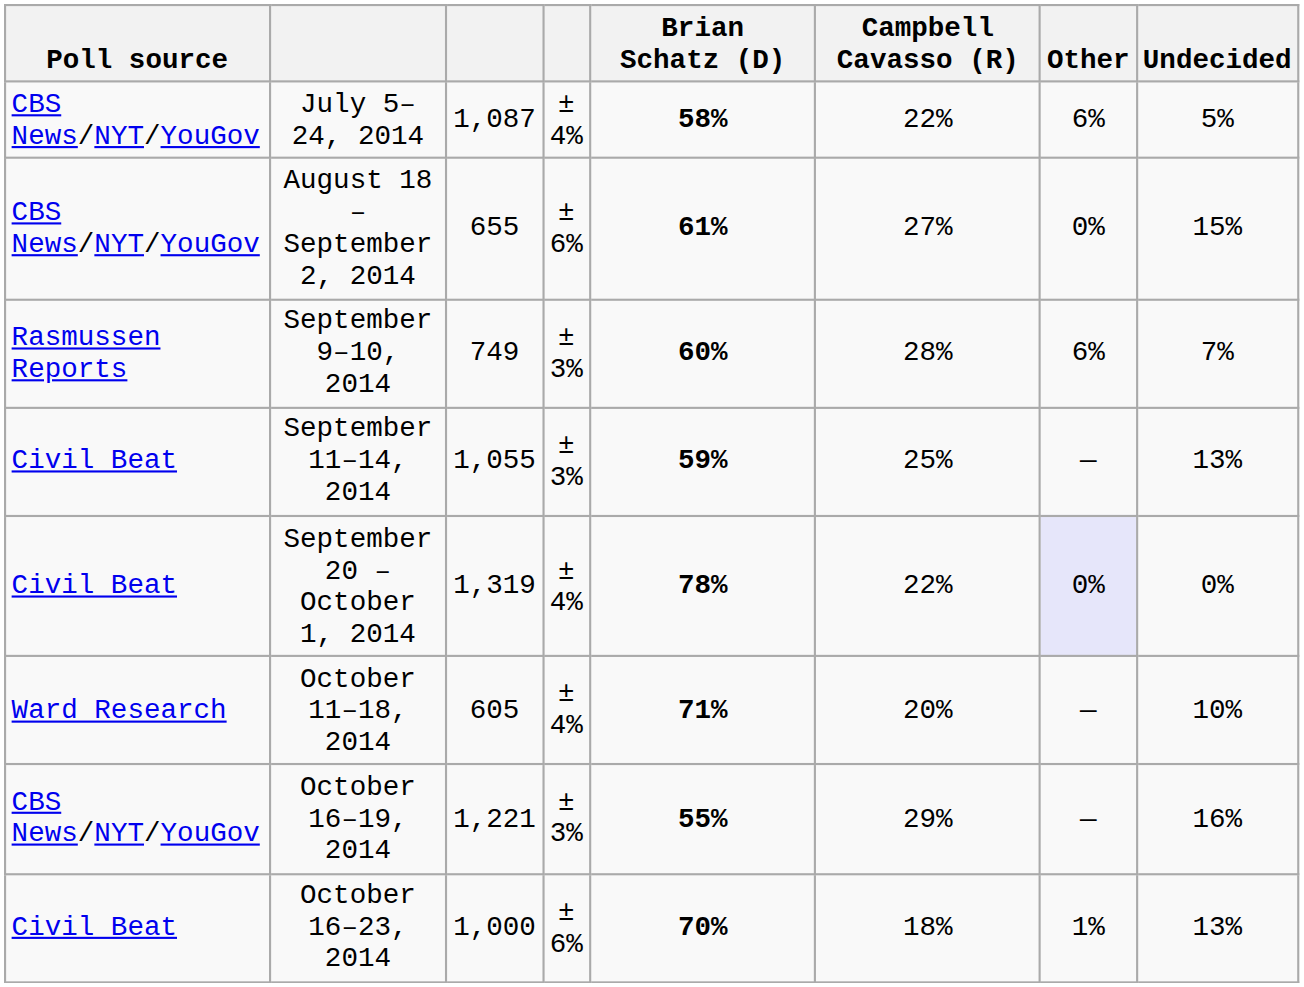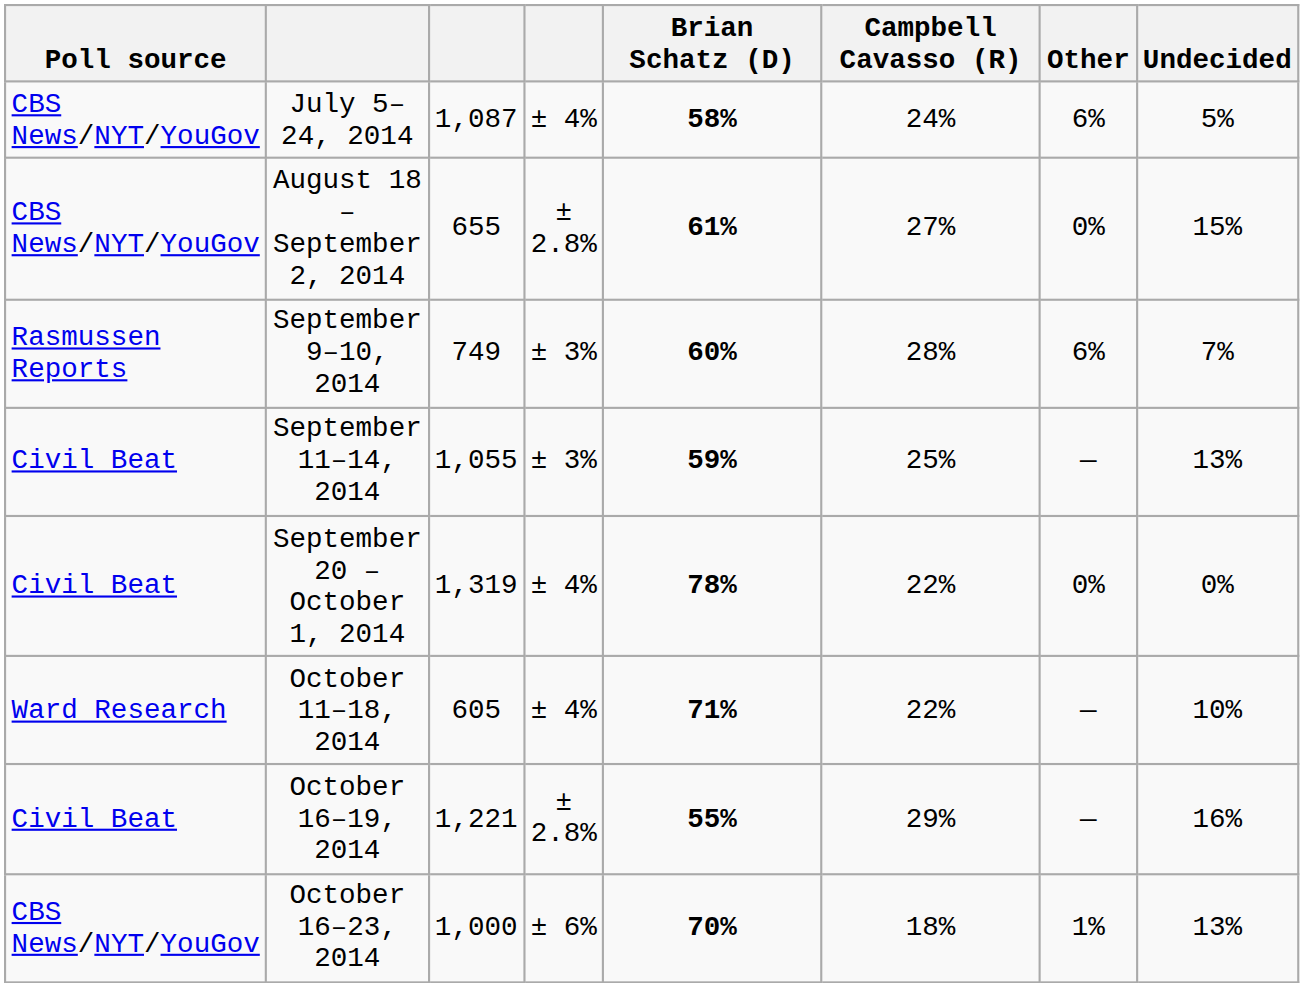(928, 120) 22% -> (931, 120) 24%
(566, 229) ± 6% -> (564, 229) ± 2.8%
(1088, 586) lavender background -> (1088, 586) no background
(928, 710) 20% -> (931, 710) 22%
(136, 819) CBS News/NYT/YouGov -> (94, 819) Civil Beat
(566, 819) ± 3% -> (564, 819) ± 2.8%
(94, 927) Civil Beat -> (136, 927) CBS News/NYT/YouGov
